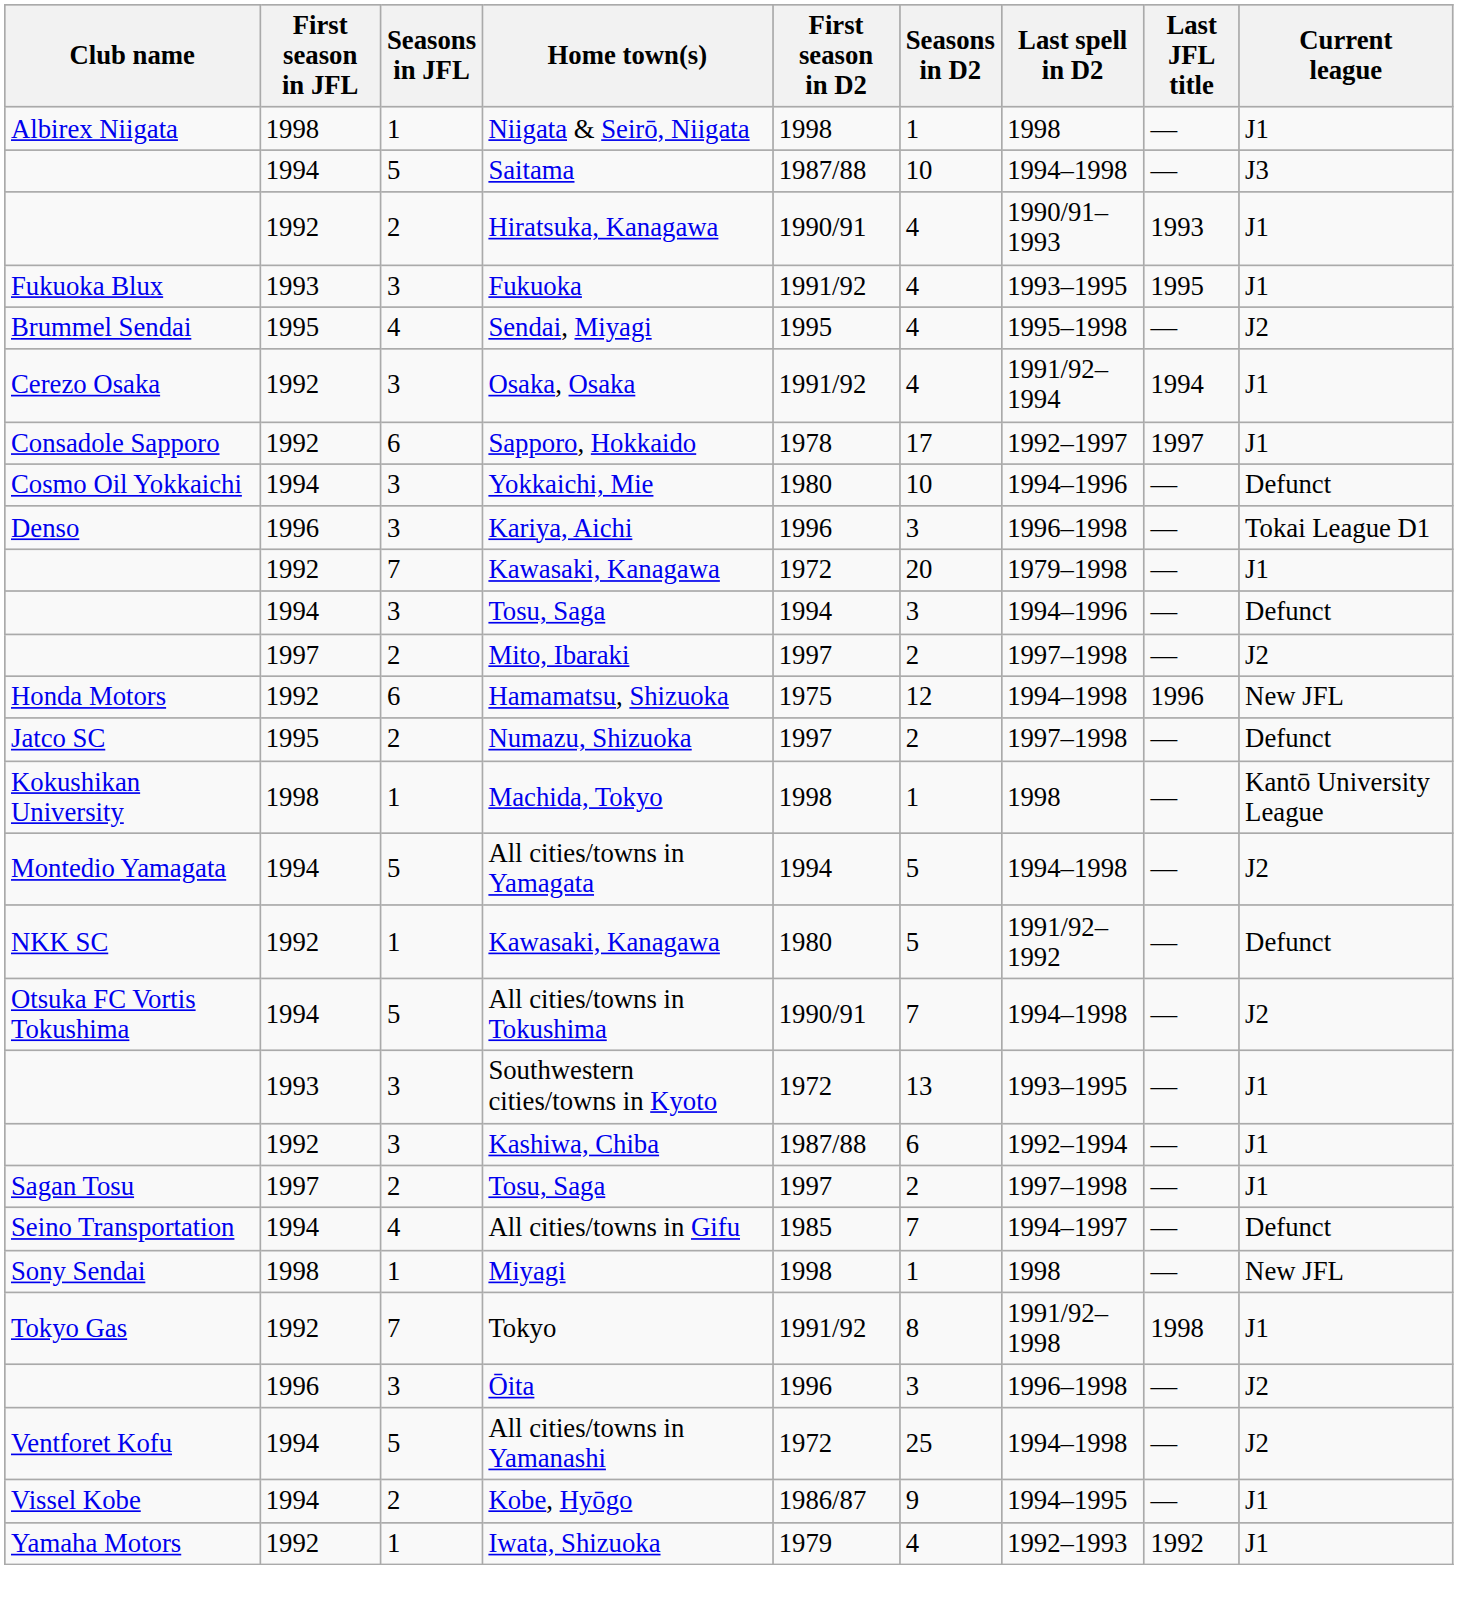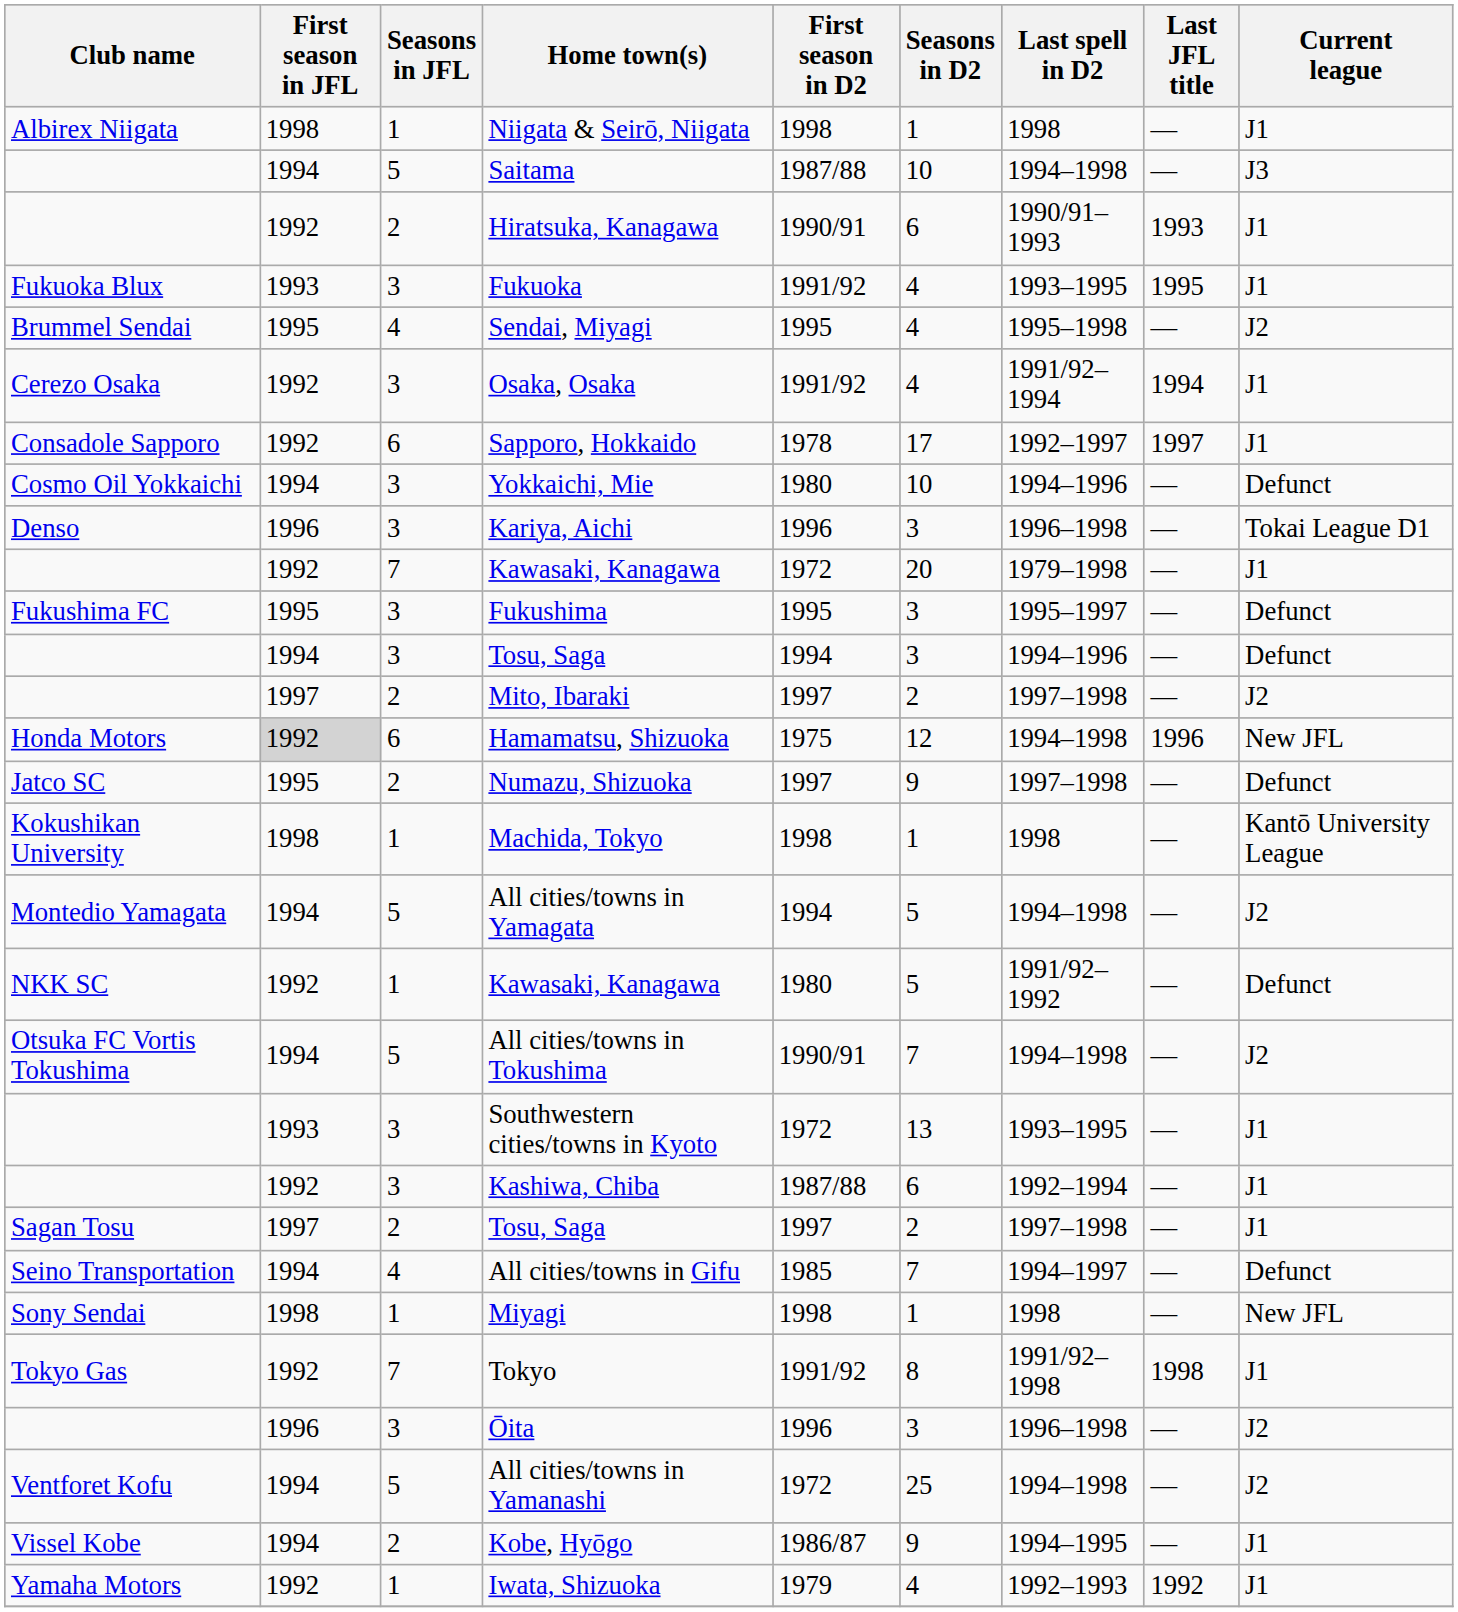(912, 227) 4 -> (912, 227) 6
+ row: (90, 612)
(292, 696) no background -> (292, 739) lightgrey background
(912, 739) 2 -> (912, 781) 9
